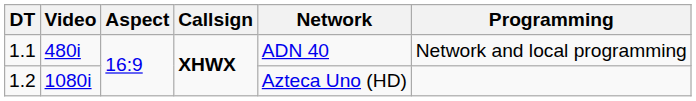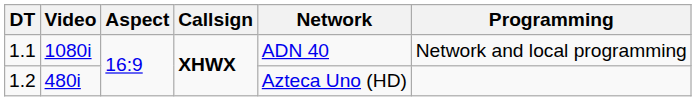(63, 50) 480i -> (68, 50) 1080i
(68, 80) 1080i -> (63, 80) 480i
